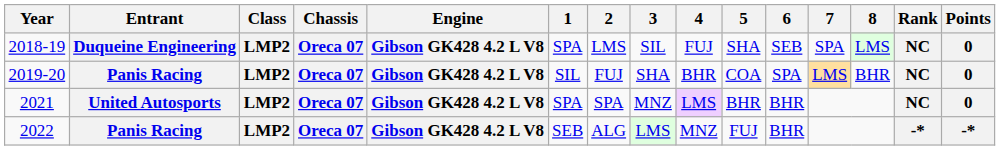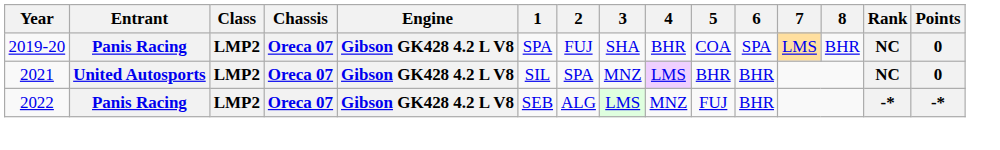- row: (37, 46)
(568, 74) SIL -> (537, 46) SPA
(568, 102) SPA -> (537, 74) SIL
